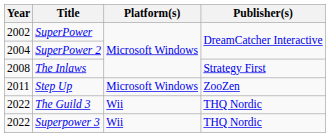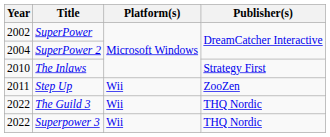(19, 68) 2008 -> (19, 68) 2010
(152, 86) Microsoft Windows -> (115, 86) Wii
